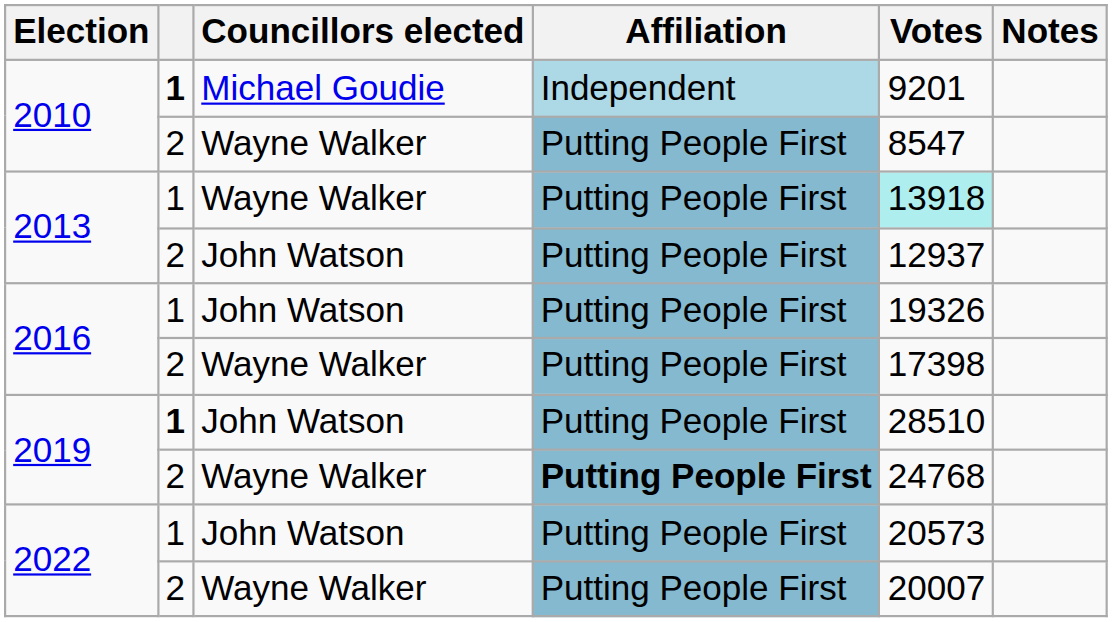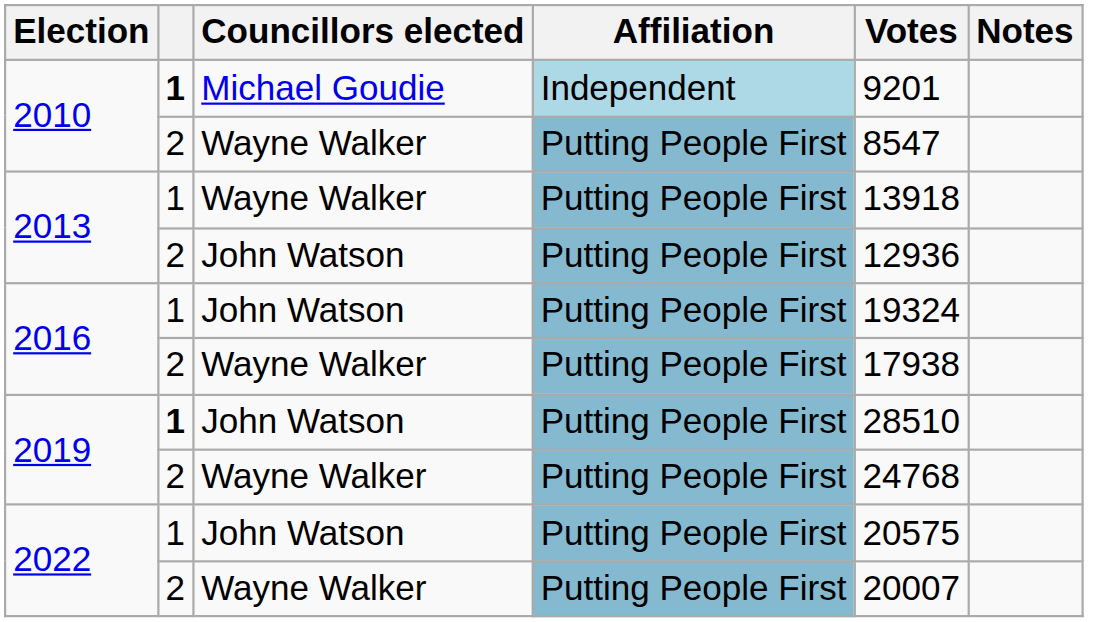(936, 198) paleturquoise background -> (911, 198) no background
(936, 254) 12937 -> (911, 254) 12936
(936, 310) 19326 -> (911, 310) 19324
(936, 365) 17398 -> (911, 365) 17938
(706, 476) bold -> (694, 476) normal
(936, 532) 20573 -> (911, 532) 20575
